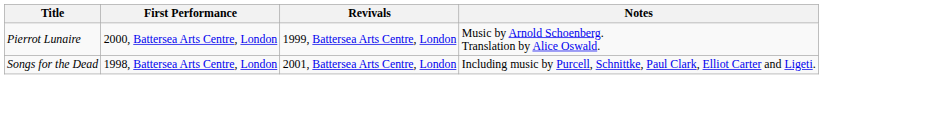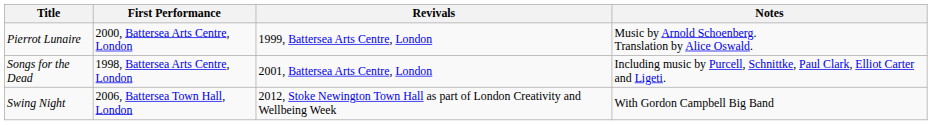+ row: (36, 103)
